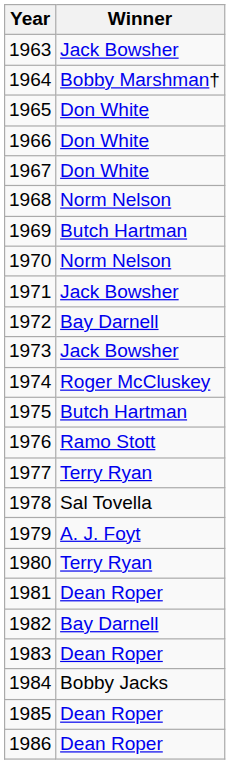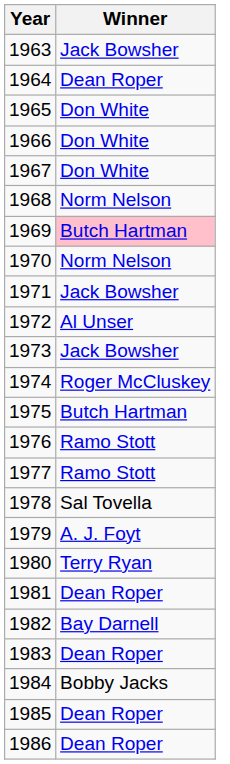(140, 79) Bobby Marshman† -> (111, 79) Dean Roper
(124, 230) no background -> (124, 230) pink background
(109, 321) Bay Darnell -> (97, 321) Al Unser
(106, 472) Terry Ryan -> (108, 472) Ramo Stott
